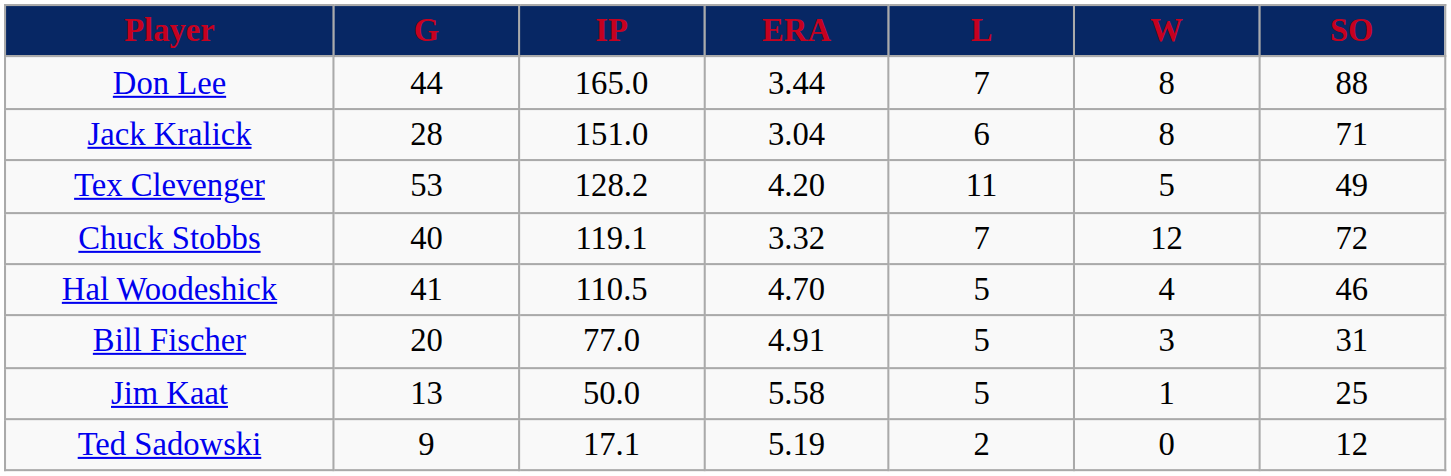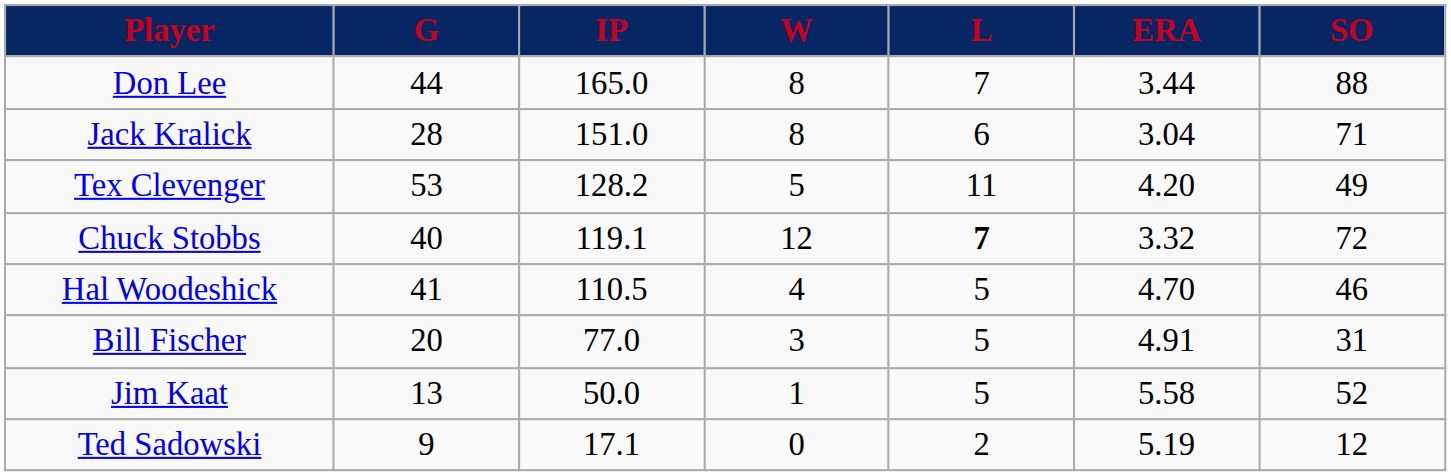columns swapped: (1167, 30) <-> (797, 30)
(982, 237) normal -> (982, 237) bold
(1352, 392) 25 -> (1352, 392) 52
